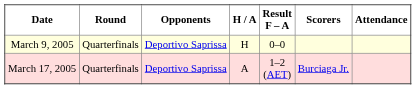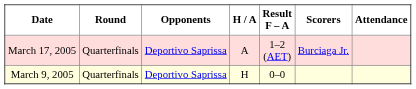rows swapped: (42, 44) <-> (42, 68)
